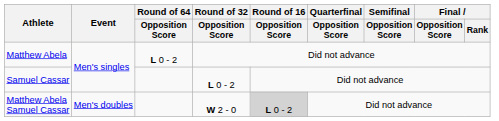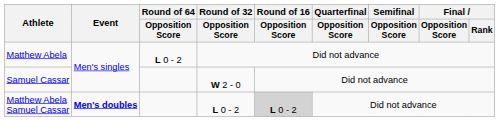(221, 85) L 0 - 2 -> (226, 85) W 2 - 0
(103, 105) normal -> (106, 105) bold
(221, 110) W 2 - 0 -> (226, 110) L 0 - 2
